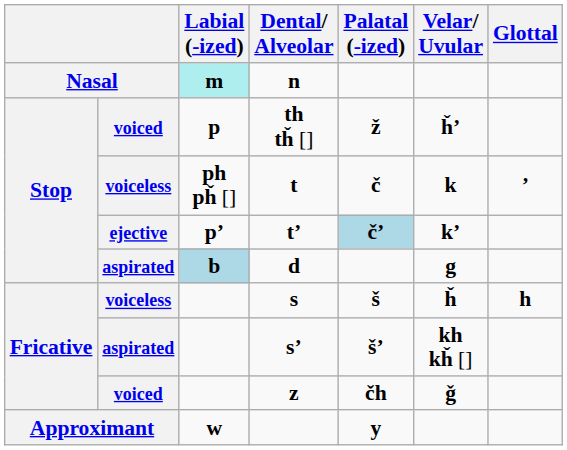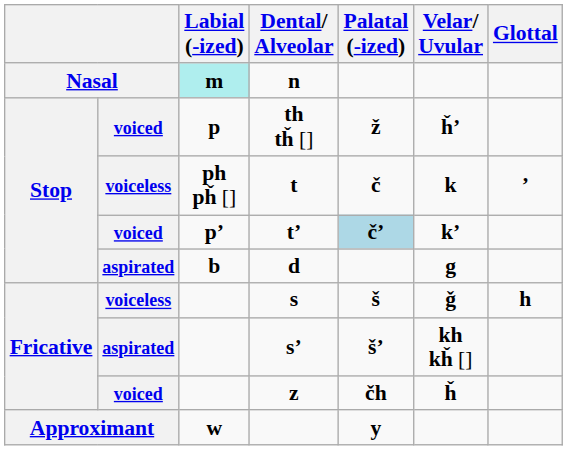(138, 232) ejective -> (138, 232) voiced
(214, 265) lightblue background -> (214, 265) no background
(451, 300) ȟ -> (451, 300) ǧ
(451, 392) ǧ -> (451, 392) ȟ
